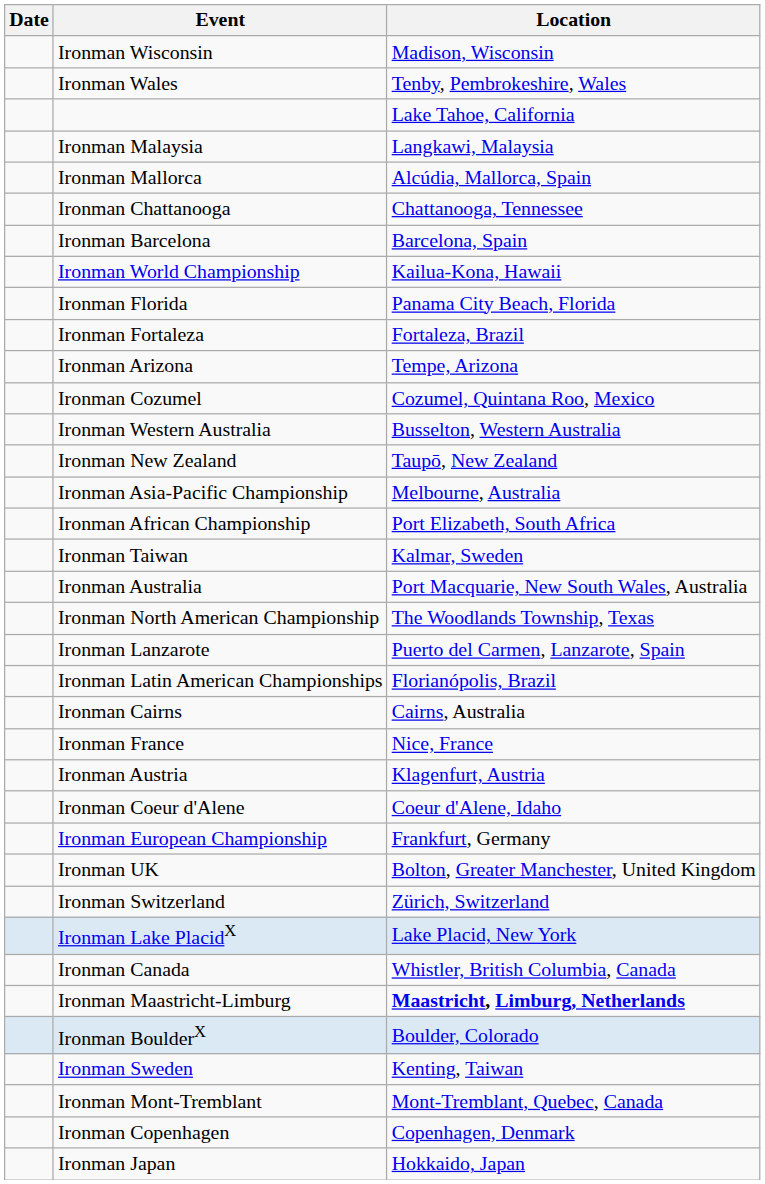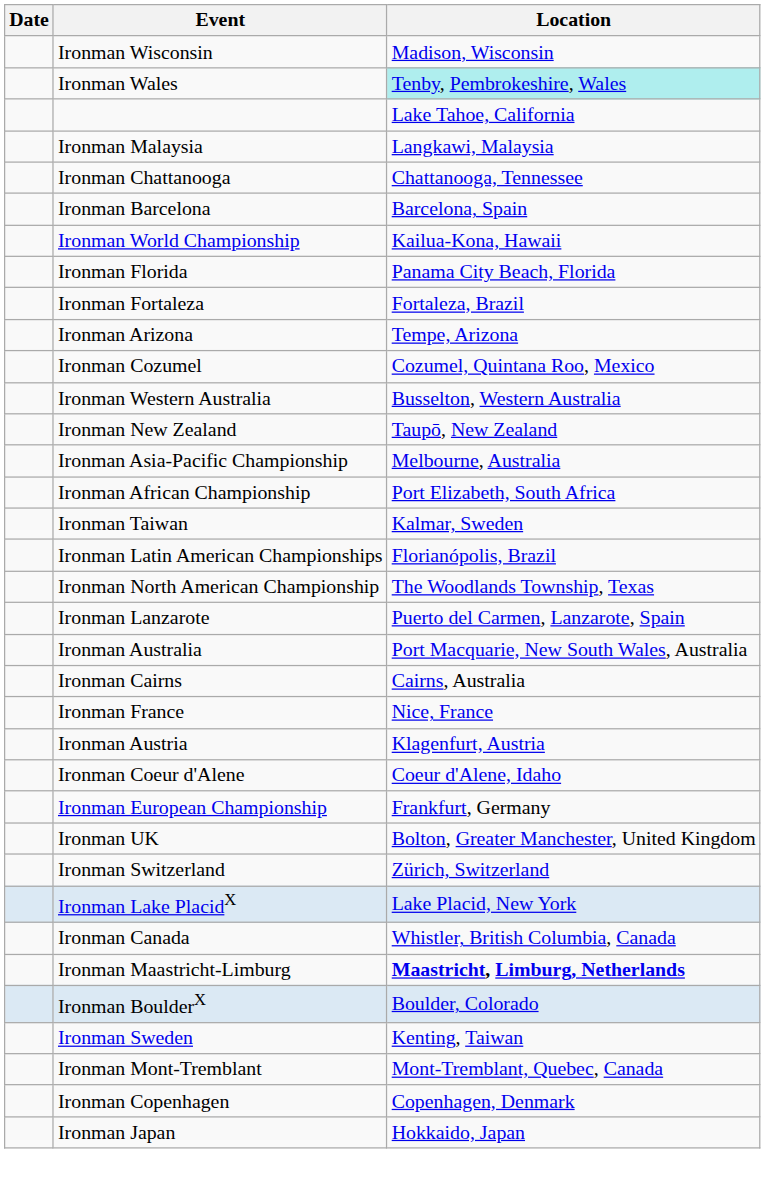(509, 83) no background -> (509, 83) paleturquoise background
- row: (130, 177)
rows swapped: (130, 586) <-> (220, 680)
